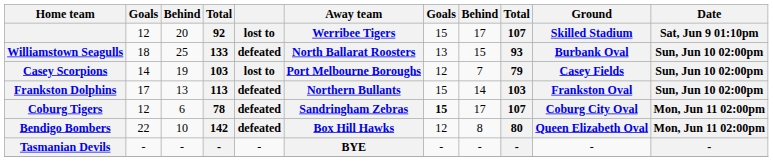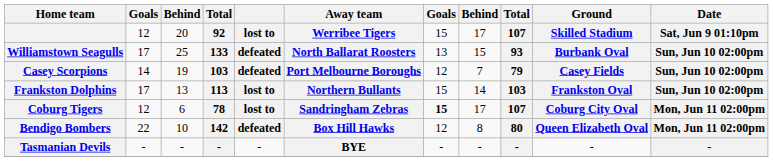(143, 52) 18 -> (143, 52) 17
(259, 71) lost to -> (259, 71) defeated
(259, 90) defeated -> (259, 90) lost to
(259, 109) defeated -> (259, 109) lost to
